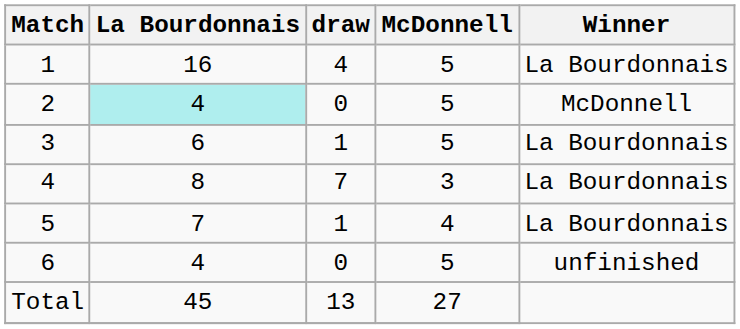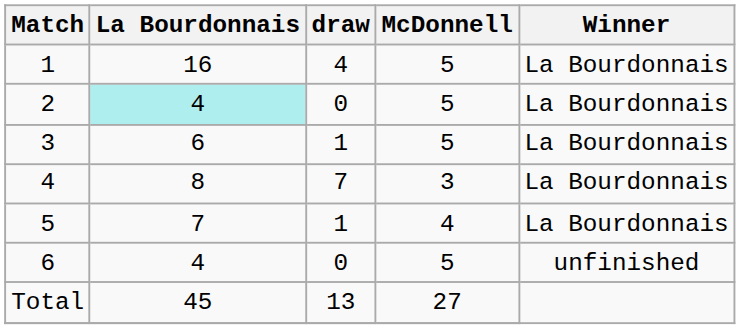(627, 104) McDonnell -> (627, 104) La Bourdonnais
